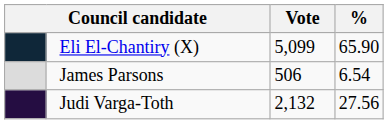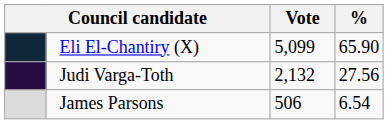rows swapped: (112, 103) <-> (107, 75)
